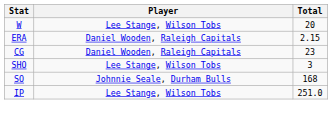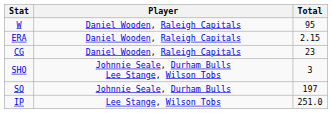(163, 25) Lee Stange, Wilson Tobs -> (163, 25) Daniel Wooden, Raleigh Capitals
(310, 25) 20 -> (310, 25) 95
(163, 65) Lee Stange, Wilson Tobs -> (163, 70) Johnnie Seale, Durham Bulls Lee Stange, Wilson Tobs
(310, 79) 168 -> (310, 88) 197
